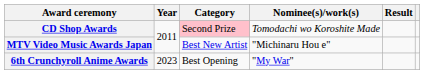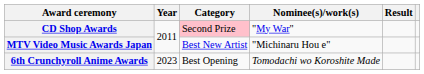(316, 28) Tomodachi wo Koroshite Made -> (273, 28) "My War"
(273, 61) "My War" -> (316, 61) Tomodachi wo Koroshite Made
